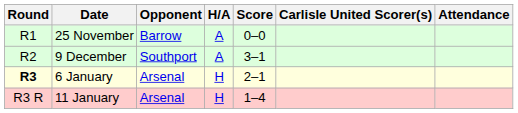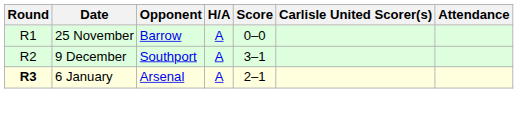(219, 77) H -> (219, 77) A
- row: (87, 98)
